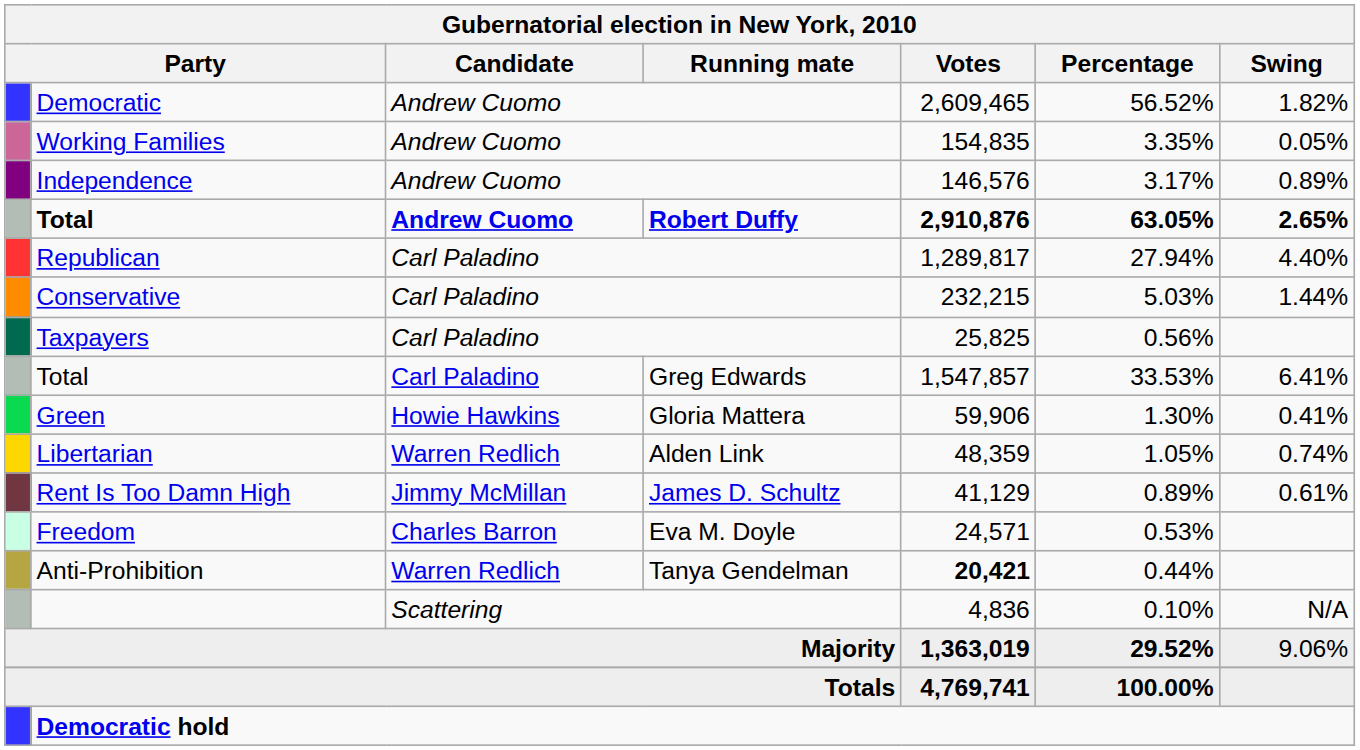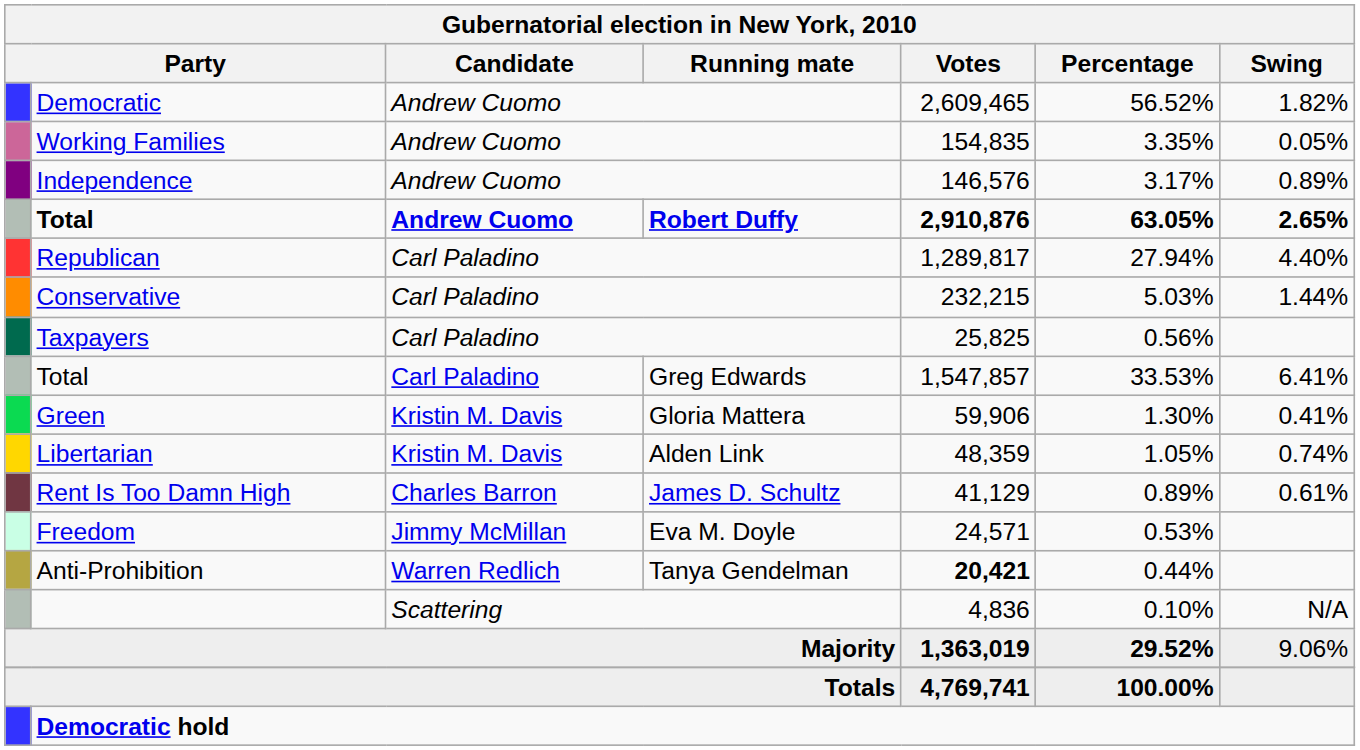(475, 414) Howie Hawkins -> (477, 414) Kristin M. Davis
(476, 453) Warren Redlich -> (477, 453) Kristin M. Davis
(479, 492) Jimmy McMillan -> (474, 492) Charles Barron
(474, 531) Charles Barron -> (479, 531) Jimmy McMillan
